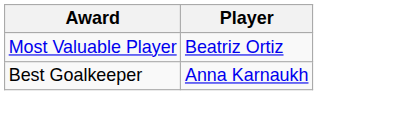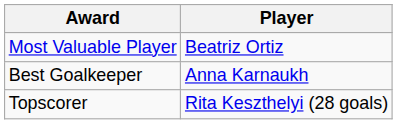+ row: (48, 103)
